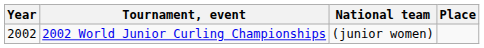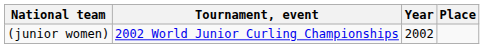columns swapped: (22, 14) <-> (383, 14)
